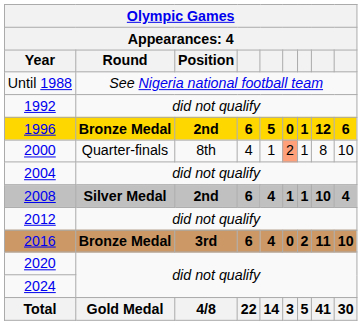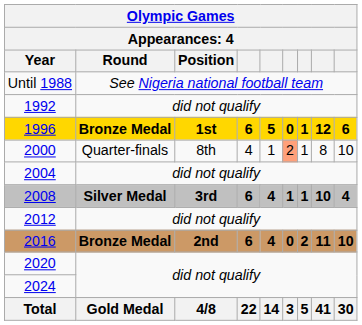(206, 129) 2nd -> (206, 129) 1st
(206, 196) 2nd -> (206, 196) 3rd
(206, 241) 3rd -> (206, 241) 2nd
